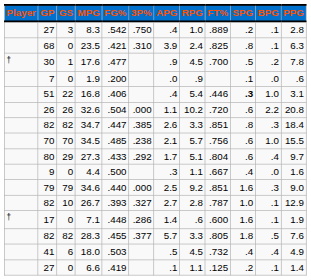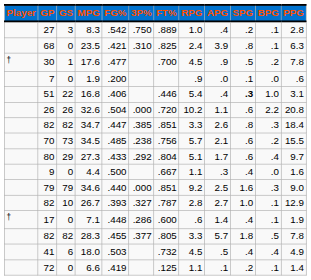columns swapped: (218, 13) <-> (167, 13)
(68, 141) 70 -> (68, 141) 73
(272, 141) 1.0 -> (275, 141) .2
(246, 219) 1.6 -> (249, 219) .4
(297, 236) 7.6 -> (297, 236) 7.8
(49, 267) 27 -> (49, 267) 72
